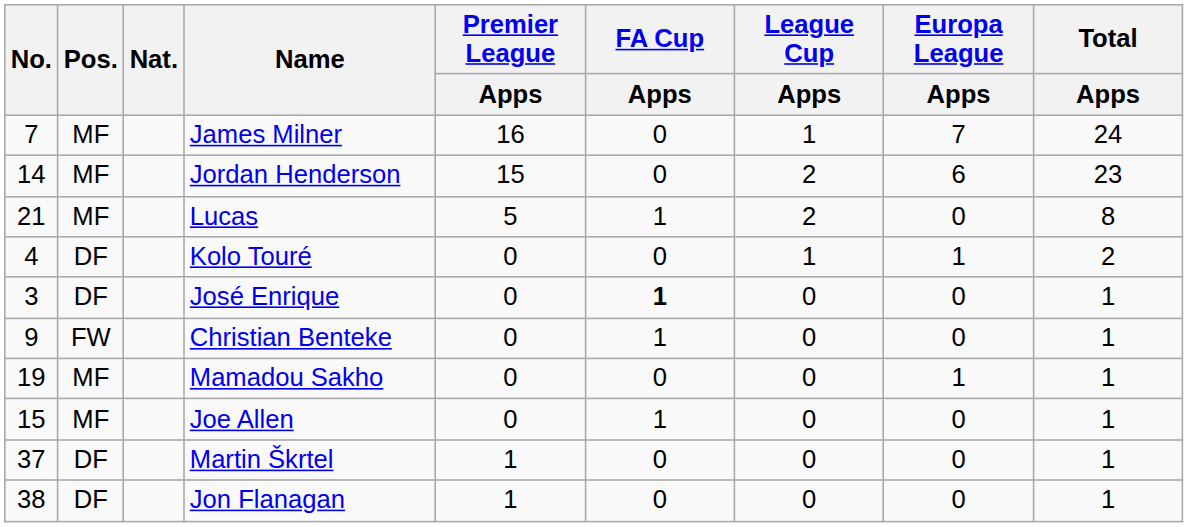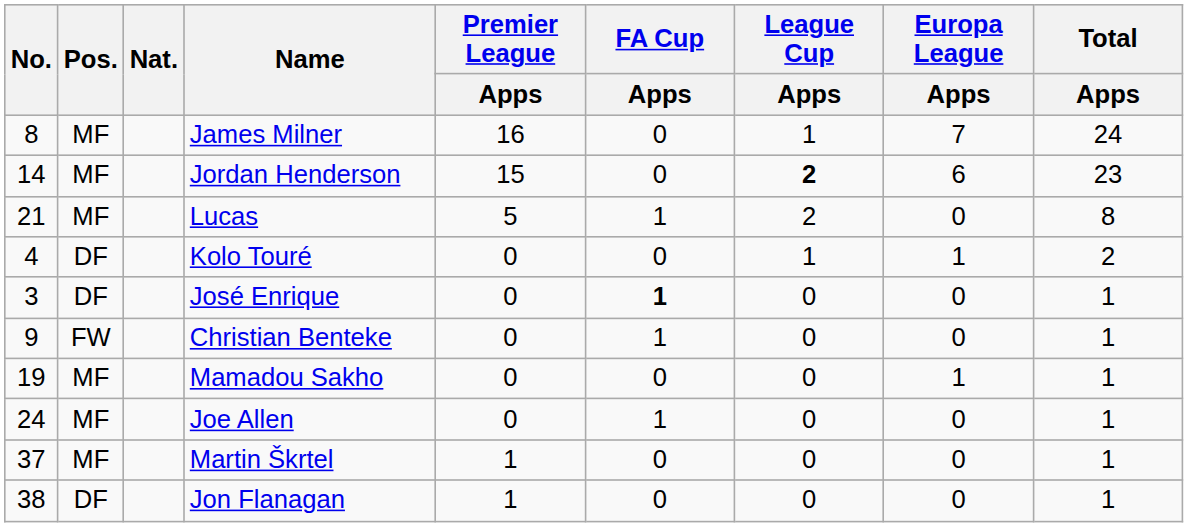(31, 134) 7 -> (31, 134) 8
(809, 175) normal -> (809, 175) bold
(31, 418) 15 -> (31, 418) 24
(91, 459) DF -> (91, 459) MF
